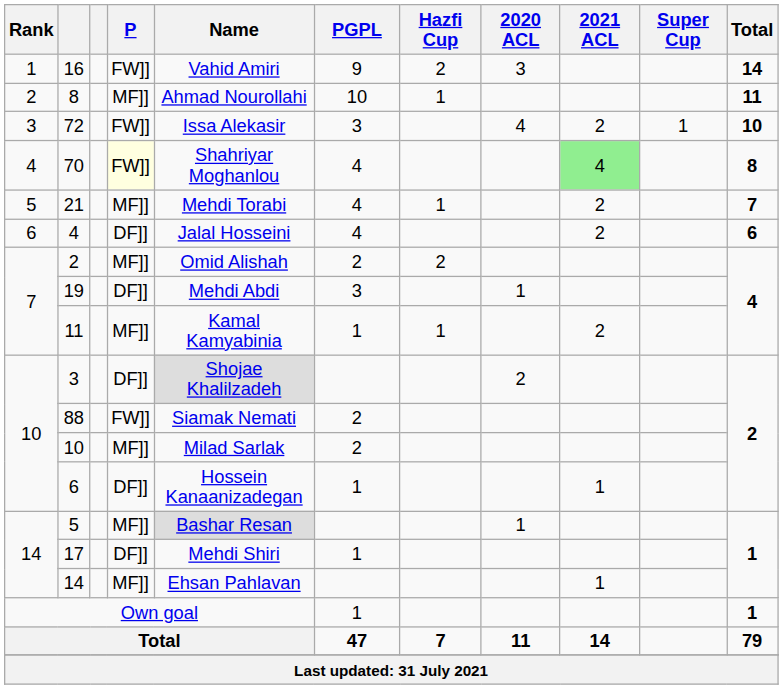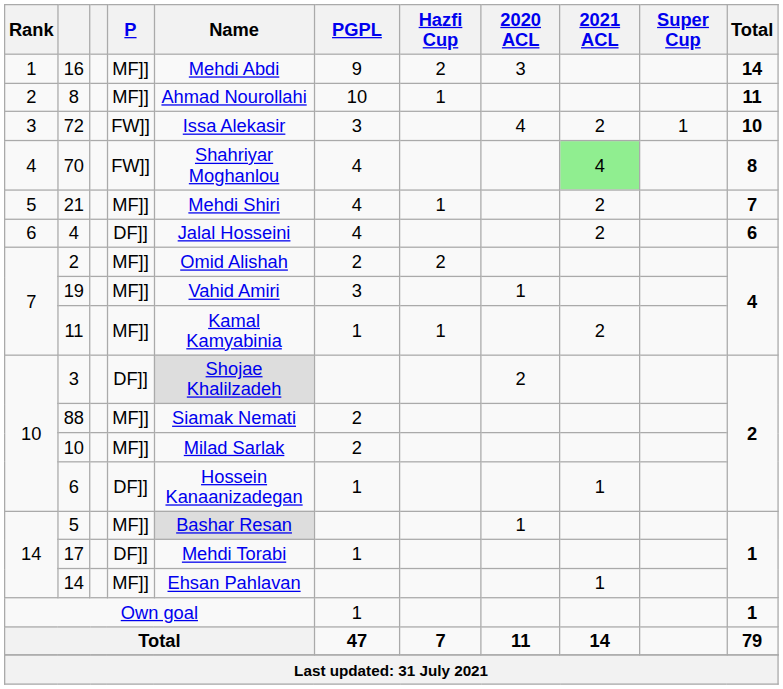(130, 69) FW]] -> (130, 69) MF]]
(234, 69) Vahid Amiri -> (234, 69) Mehdi Abdi
(130, 166) lightyellow background -> (130, 166) no background
(234, 205) Mehdi Torabi -> (234, 205) Mehdi Shiri
(130, 291) DF]] -> (130, 291) MF]]
(234, 291) Mehdi Abdi -> (234, 291) Vahid Amiri
(130, 419) FW]] -> (130, 419) MF]]
(234, 554) Mehdi Shiri -> (234, 554) Mehdi Torabi
